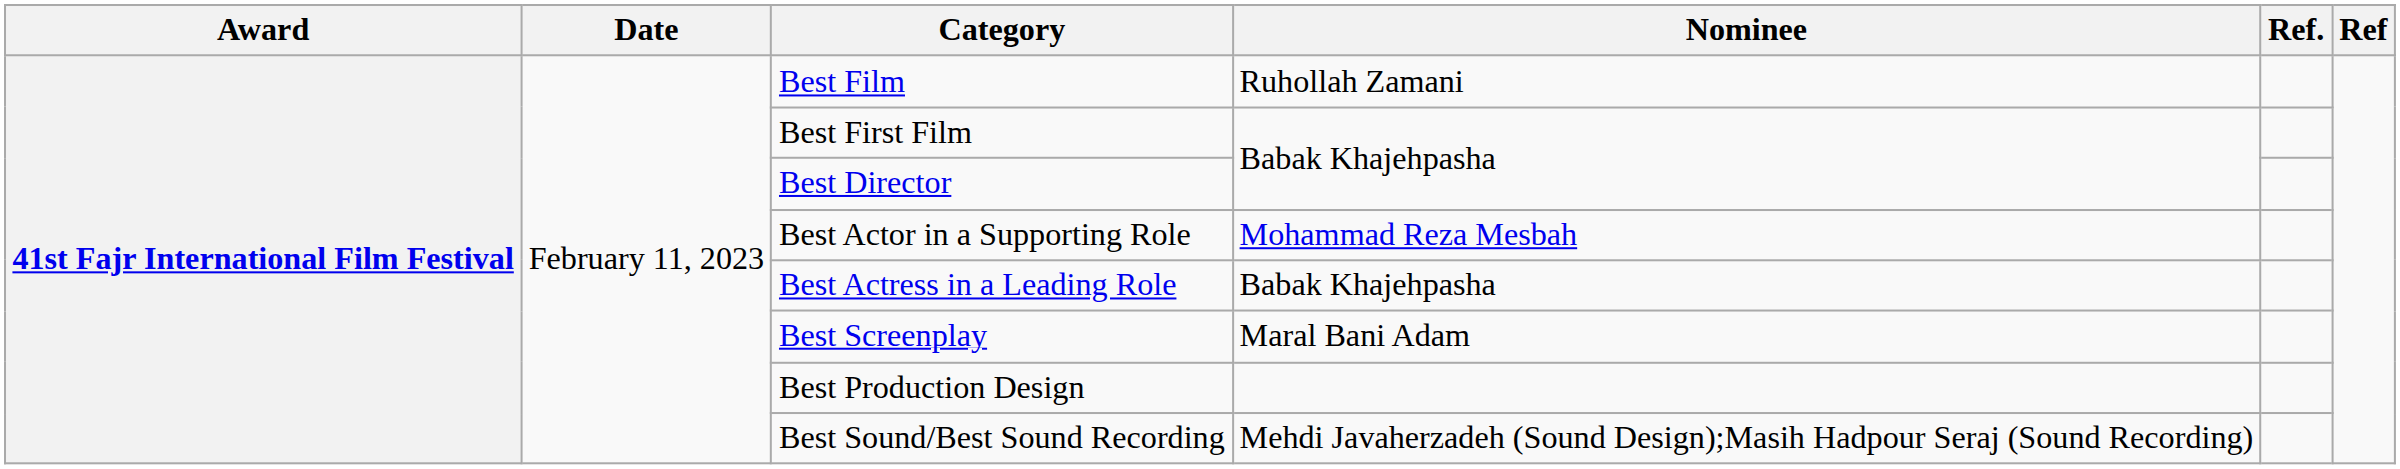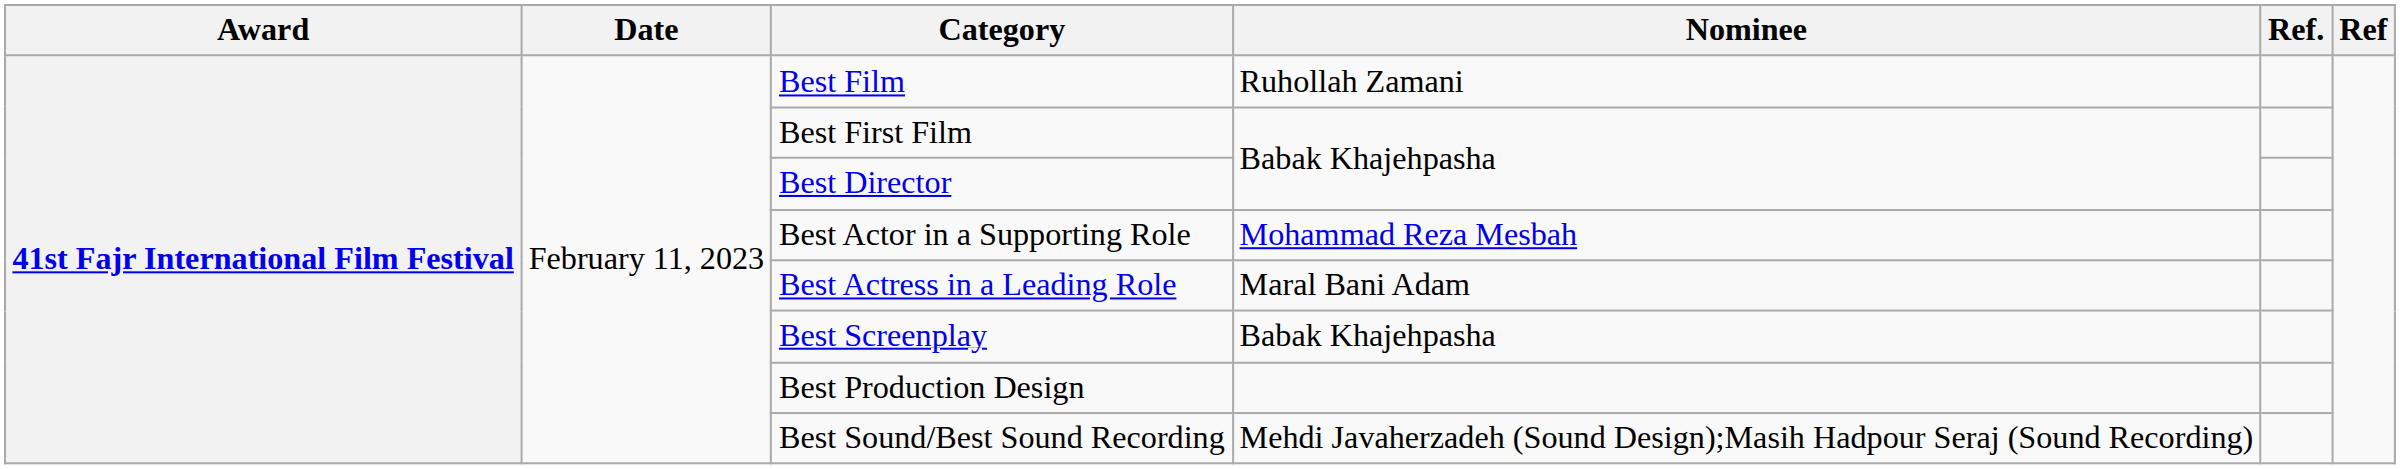(1368, 285) Babak Khajehpasha -> (1355, 285) Maral Bani Adam
(1355, 336) Maral Bani Adam -> (1368, 336) Babak Khajehpasha
